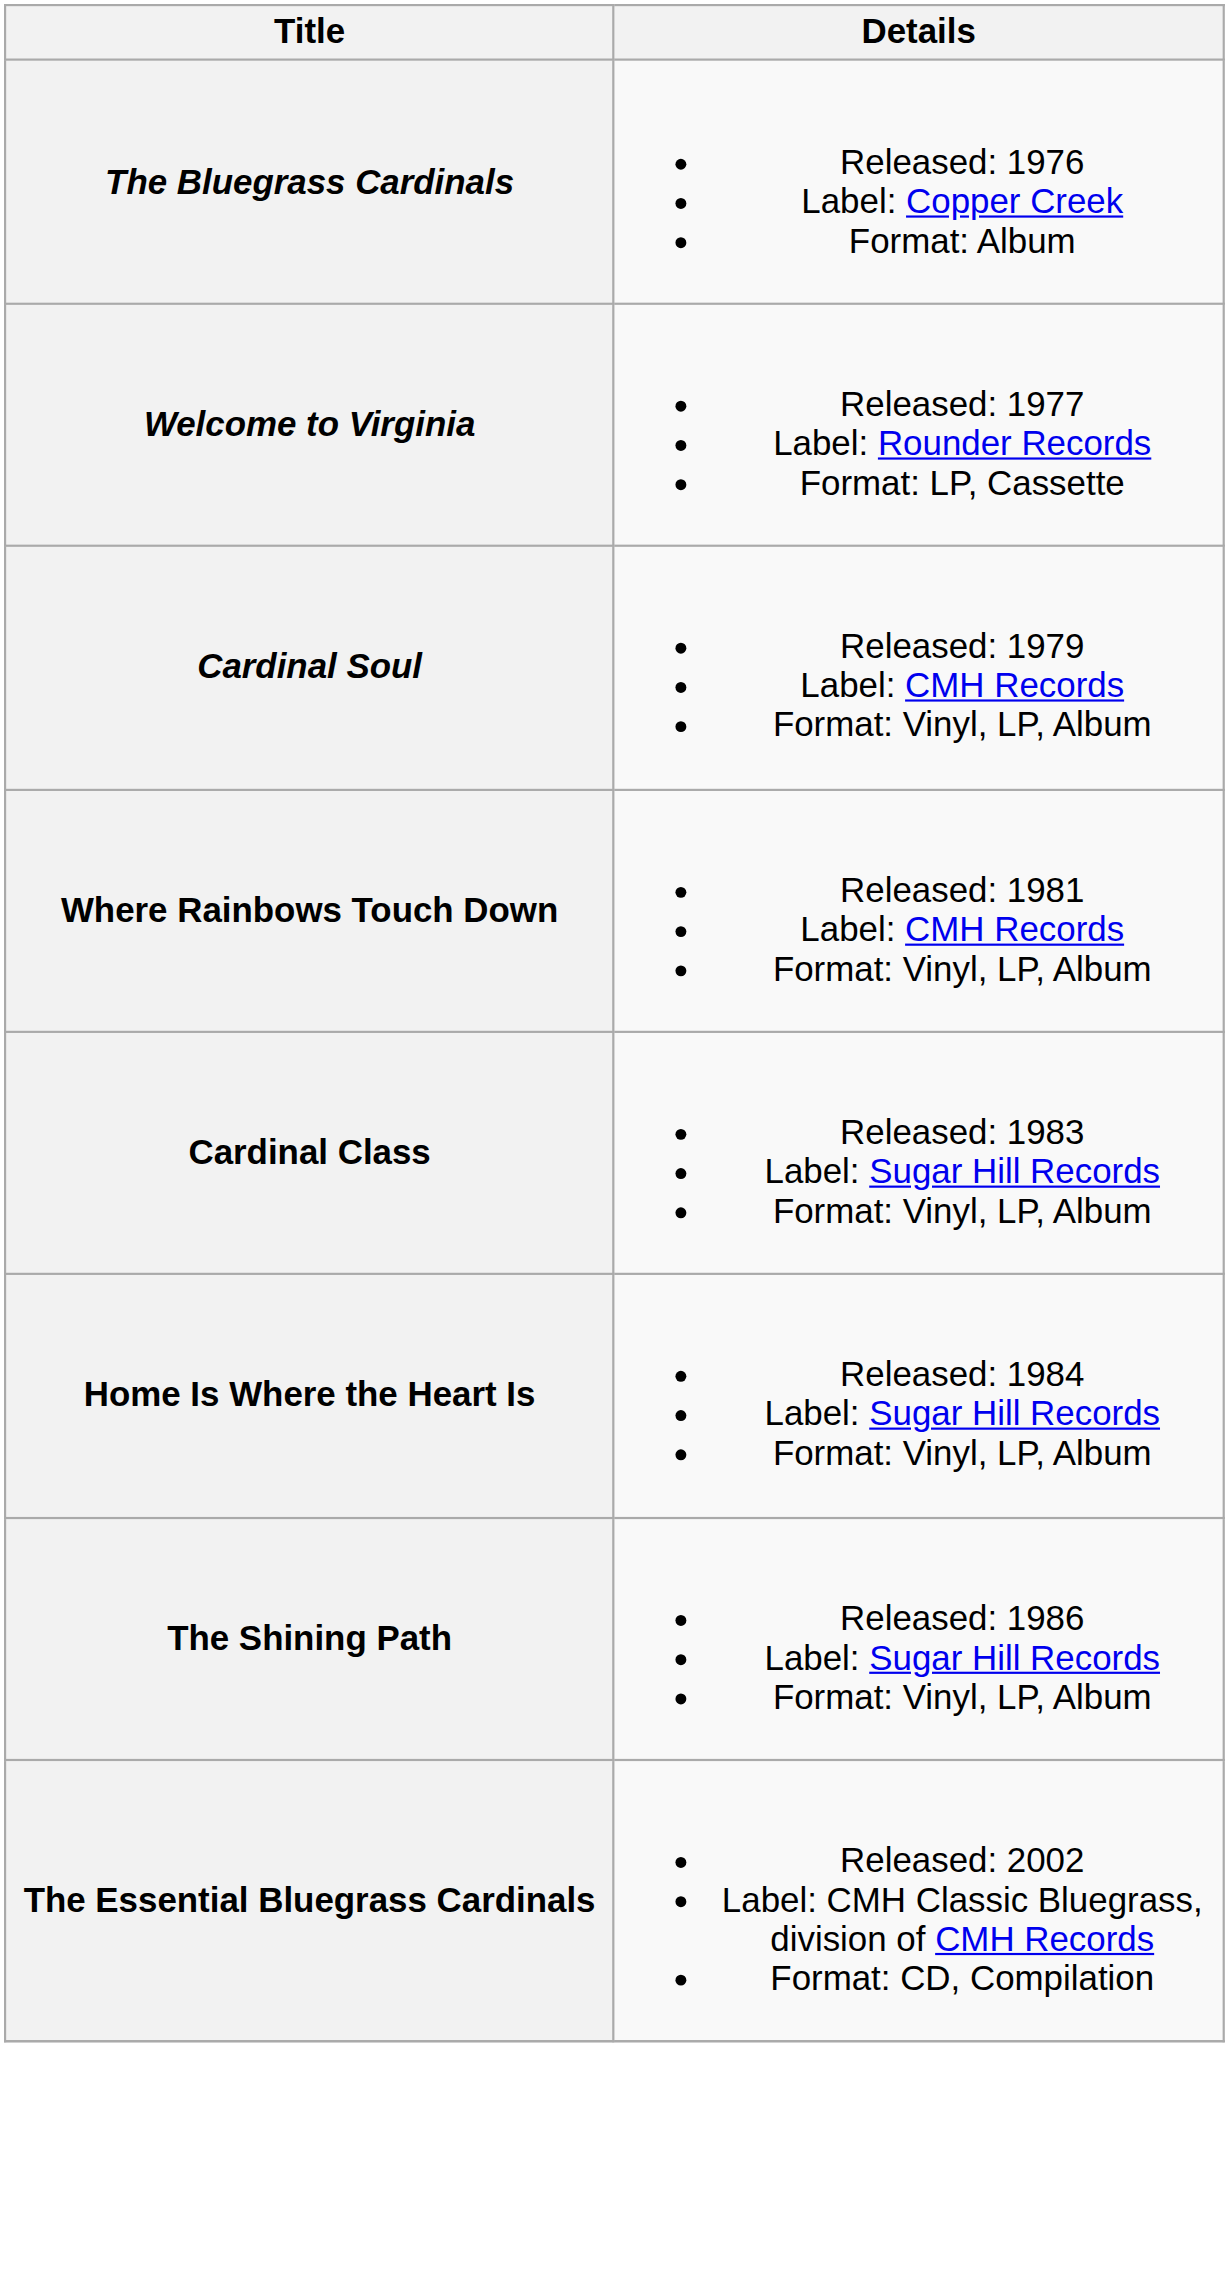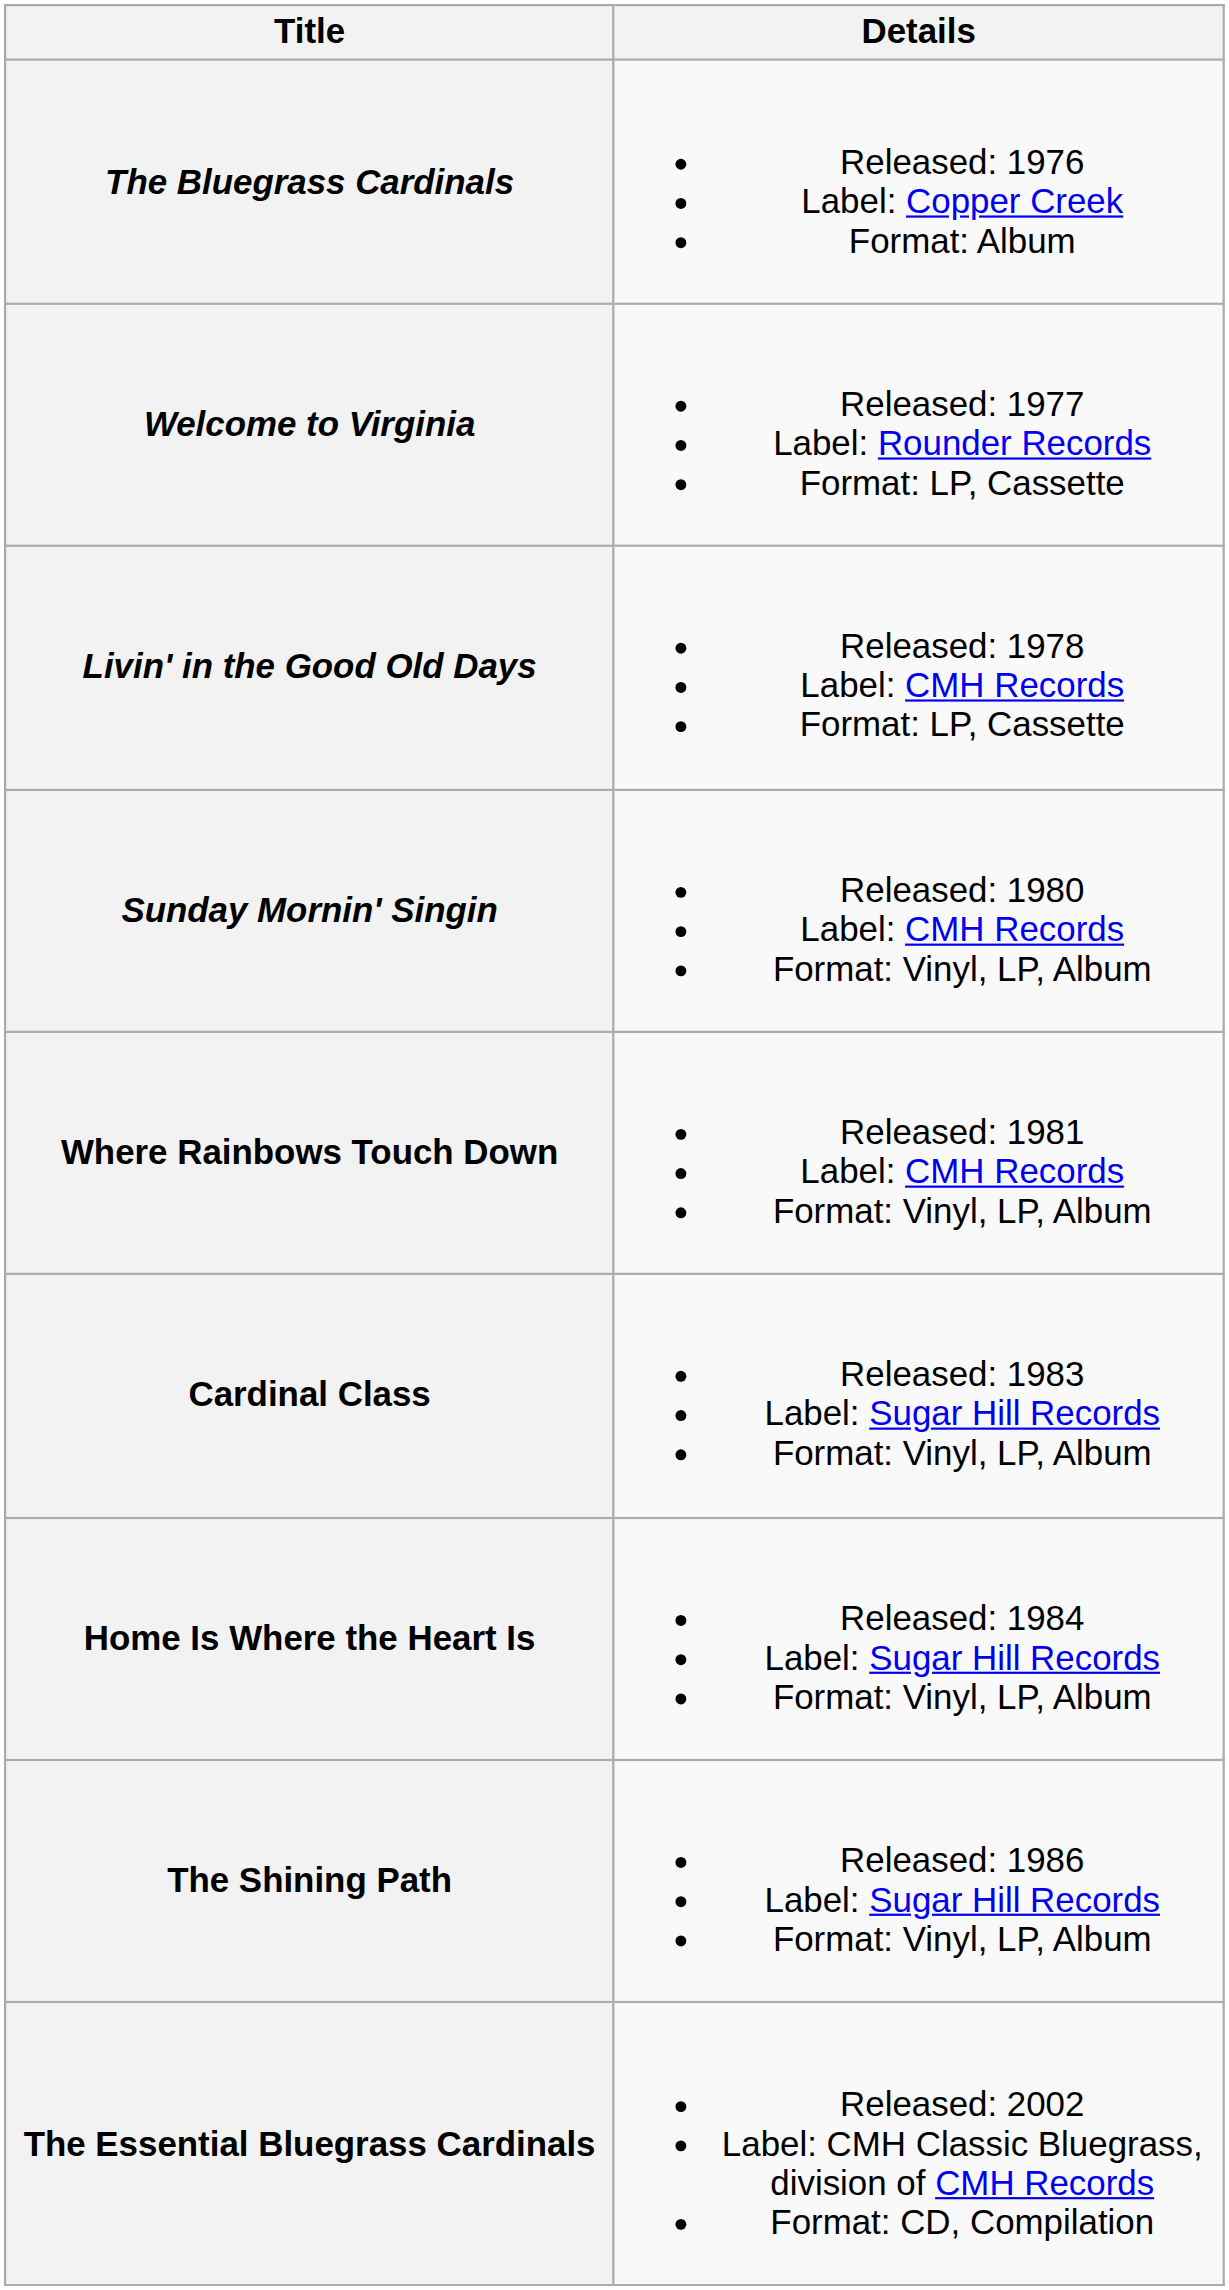+ row: (310, 666)
- row: (310, 666)
+ row: (310, 909)
